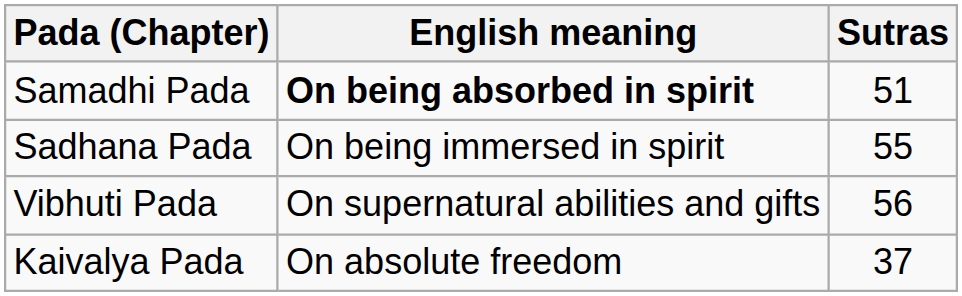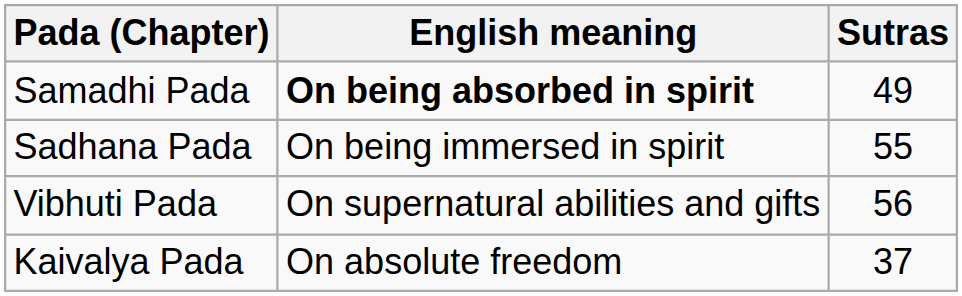(893, 90) 51 -> (893, 90) 49
